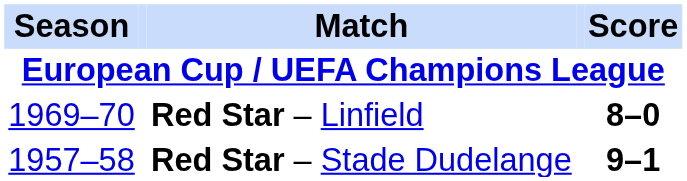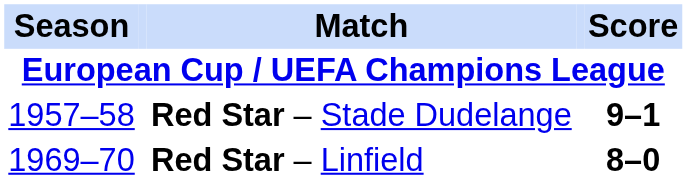rows swapped: (361, 160) <-> (287, 115)
